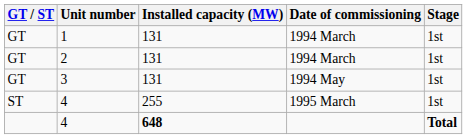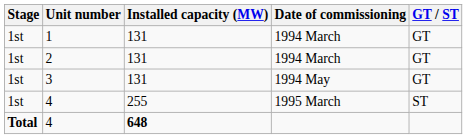columns swapped: (443, 15) <-> (31, 15)
